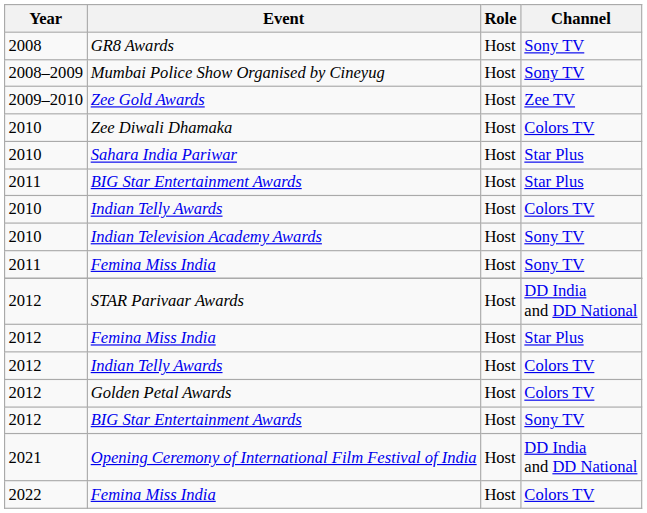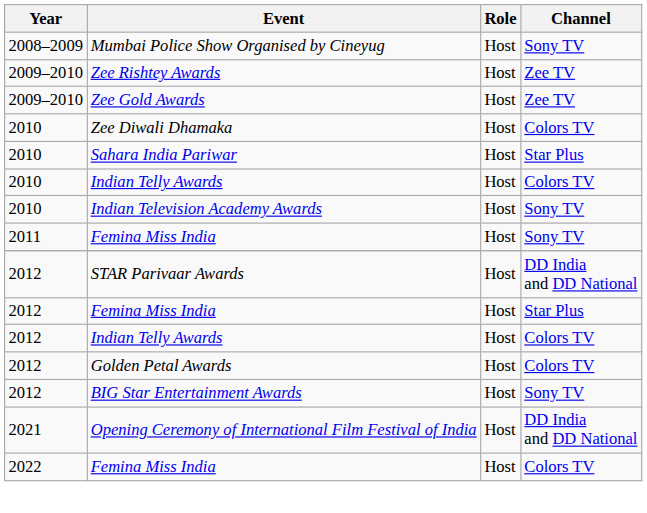- row: (25, 45)
+ row: (46, 73)
- row: (25, 182)
